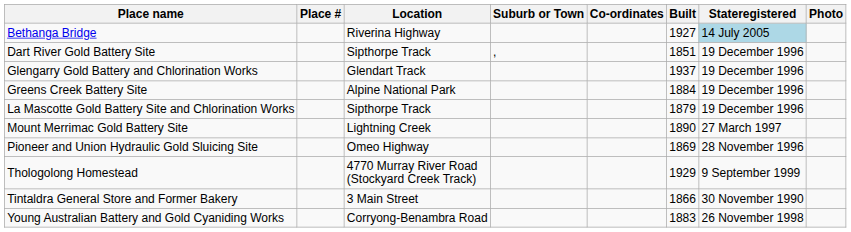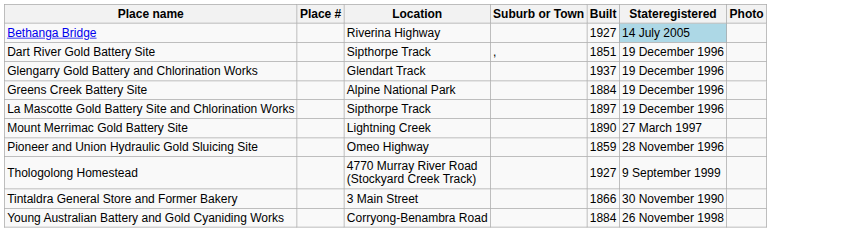- column: (627, 14)
(683, 109) 1879 -> (603, 109) 1897
(683, 147) 1869 -> (603, 147) 1859
(683, 173) 1929 -> (603, 173) 1927
(683, 217) 1883 -> (603, 217) 1884
